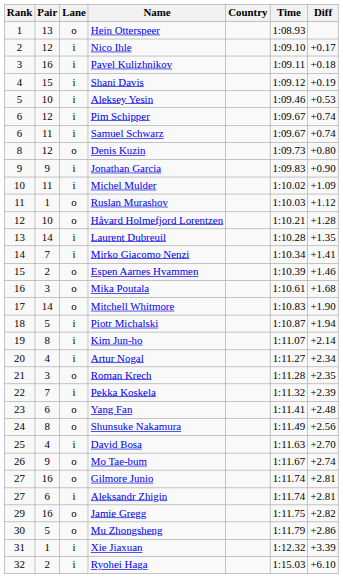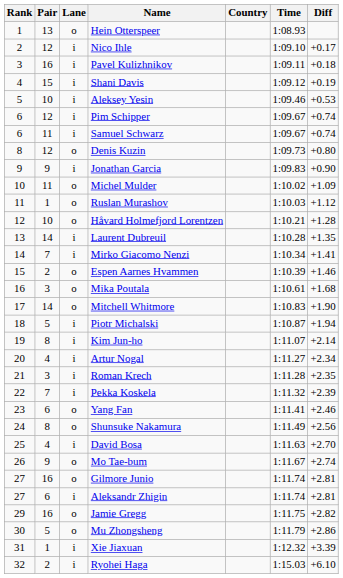(74, 185) i -> (74, 185) o
(74, 375) o -> (74, 375) i
(323, 409) +2.48 -> (323, 409) +2.46
